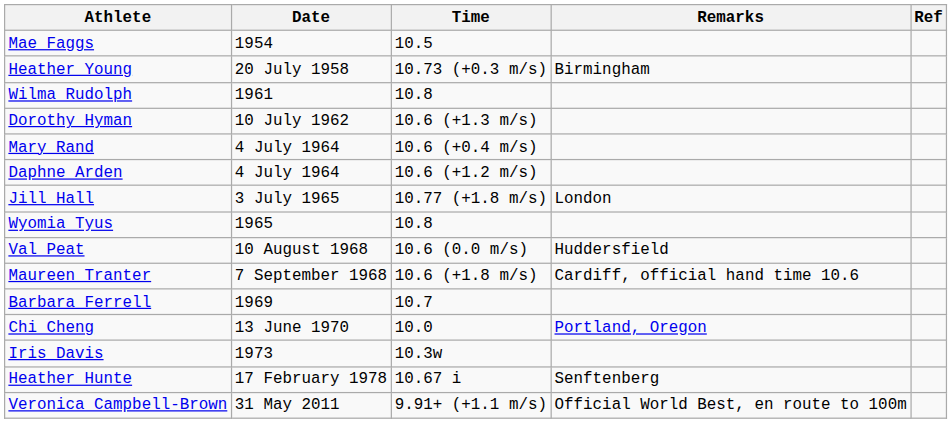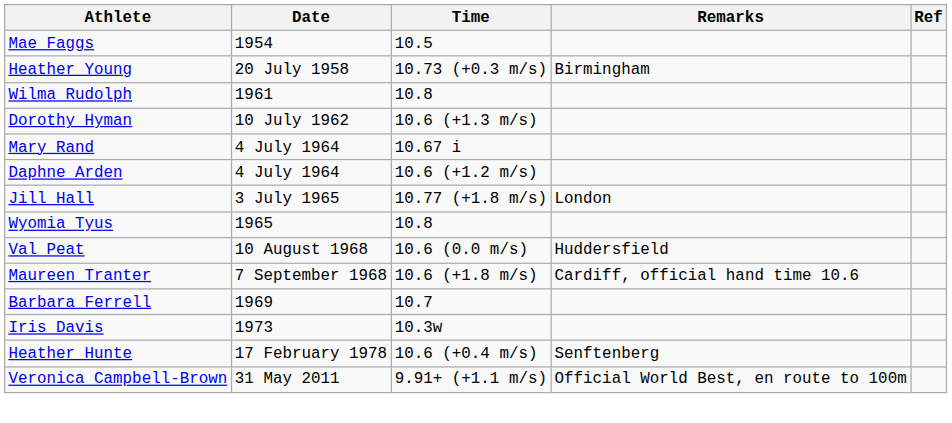(466, 147) 10.6 (+0.4 m/s) -> (428, 147) 10.67 i
- row: (51, 328)
(428, 379) 10.67 i -> (466, 354) 10.6 (+0.4 m/s)
